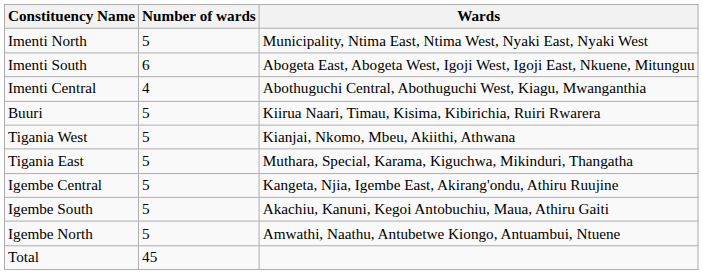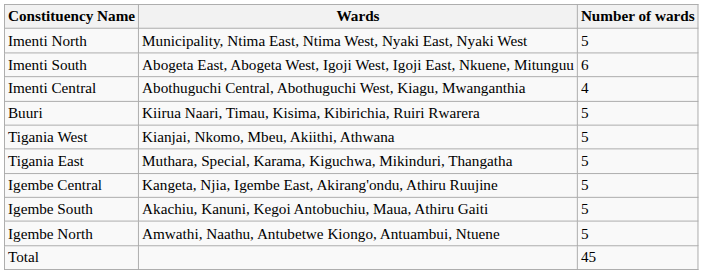columns swapped: (199, 16) <-> (479, 16)
